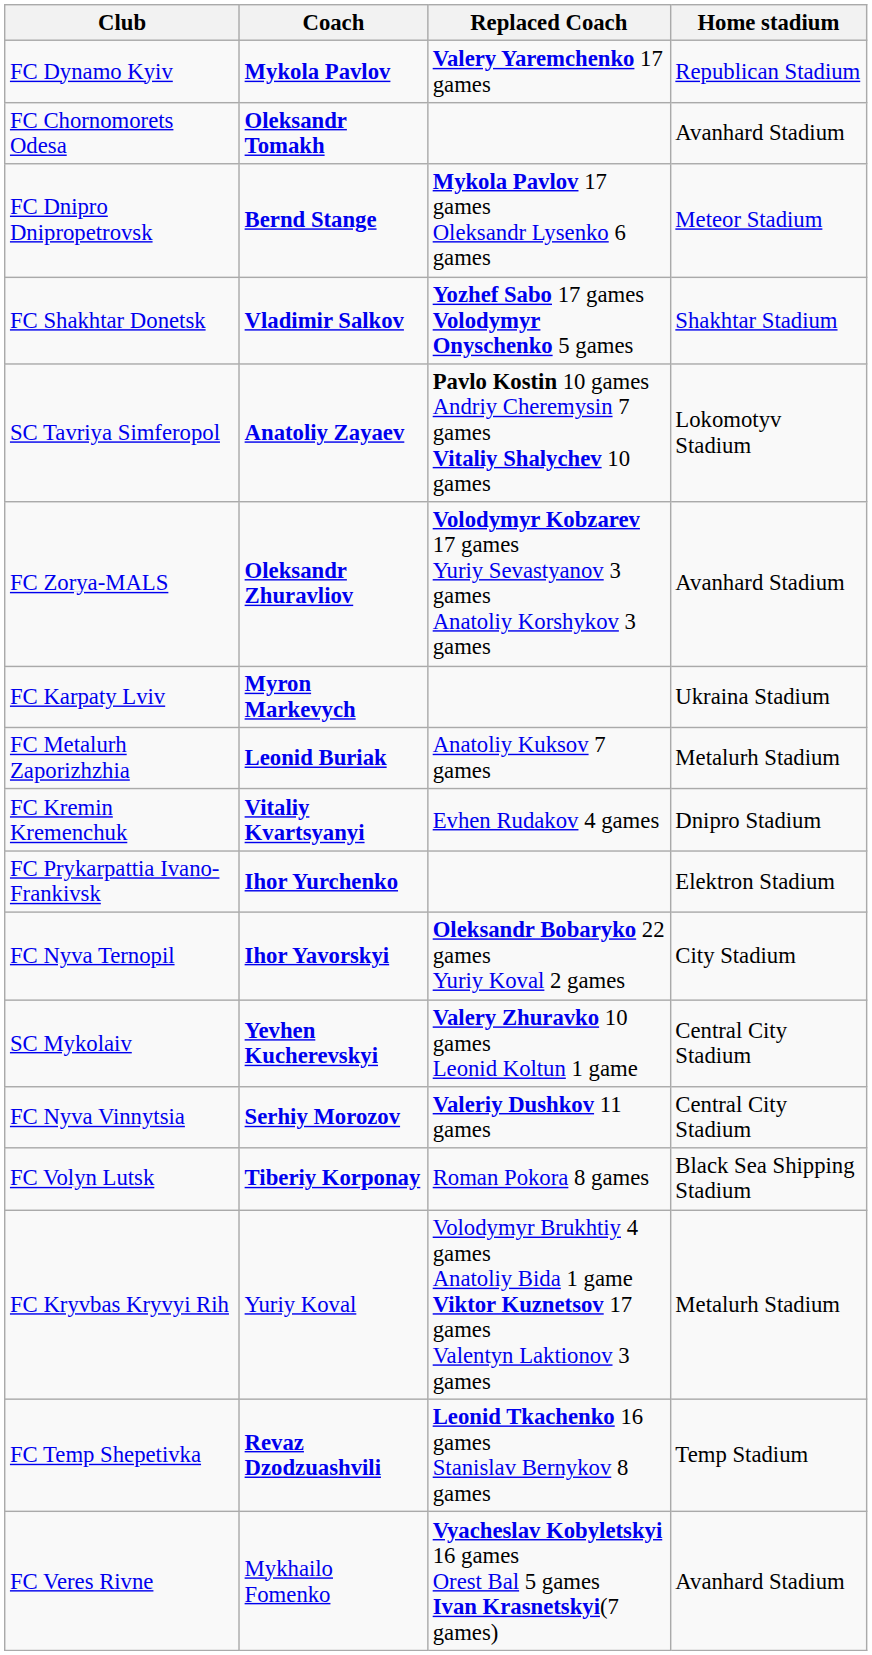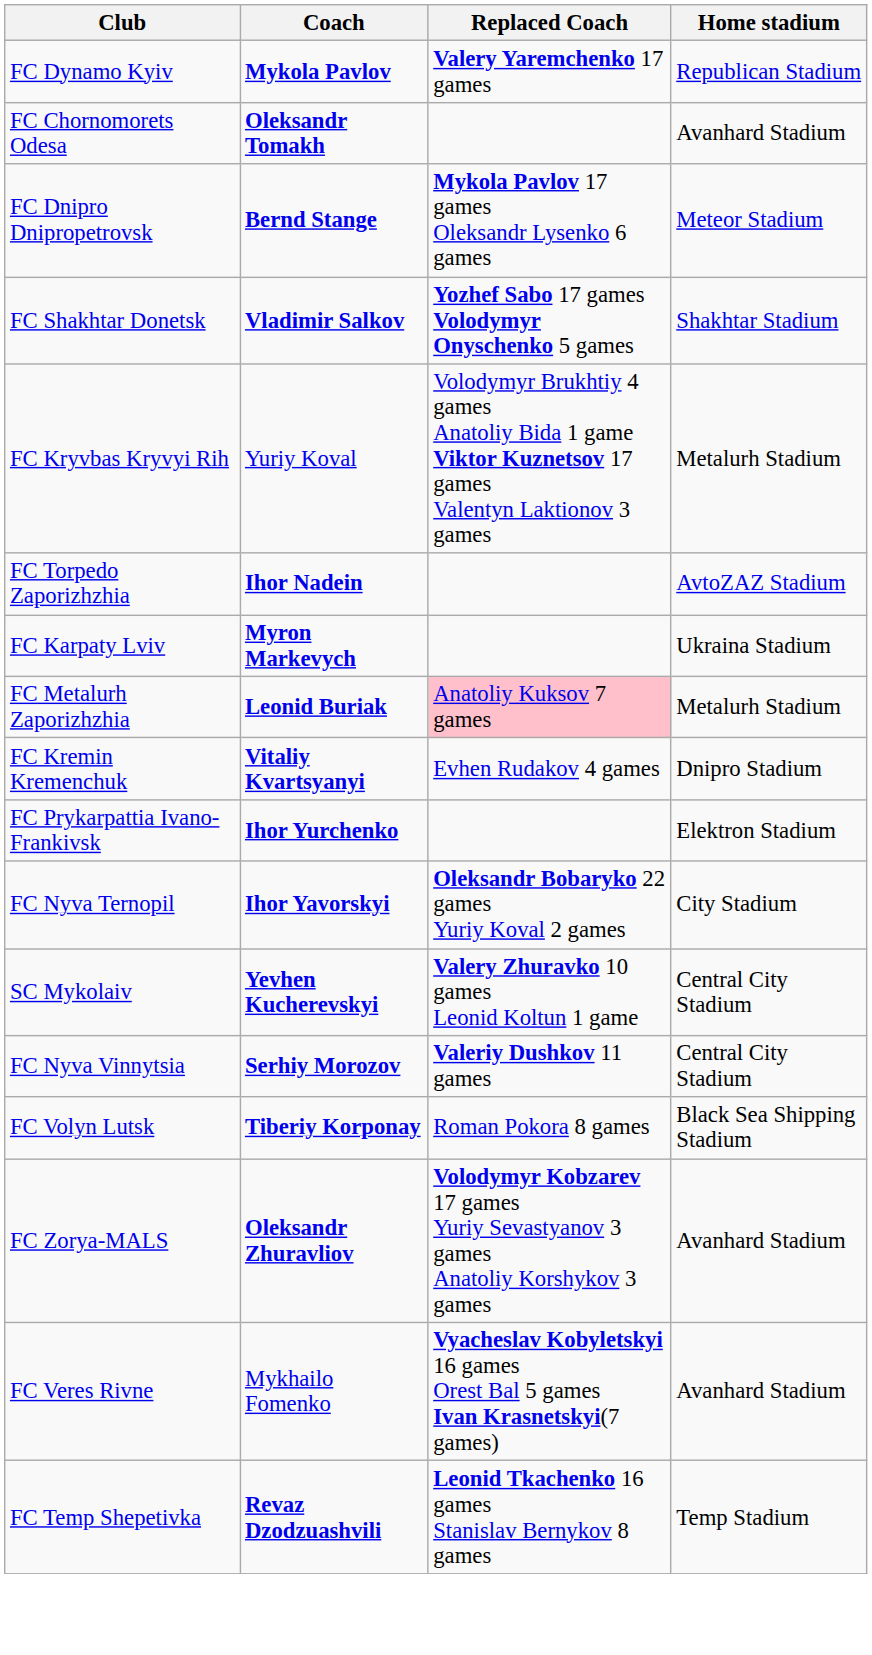- row: (115, 432)
rows swapped: (119, 1304) <-> (89, 583)
+ row: (70, 583)
(519, 758) no background -> (520, 706) pink background
rows swapped: (105, 1455) <-> (82, 1580)
